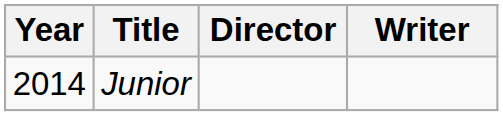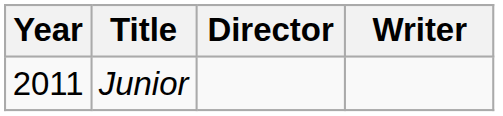(49, 82) 2014 -> (48, 82) 2011
